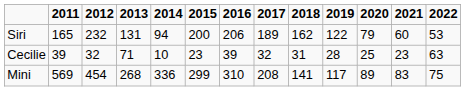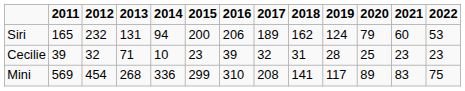(337, 34) 122 -> (337, 34) 124
(436, 55) 63 -> (436, 55) 23
